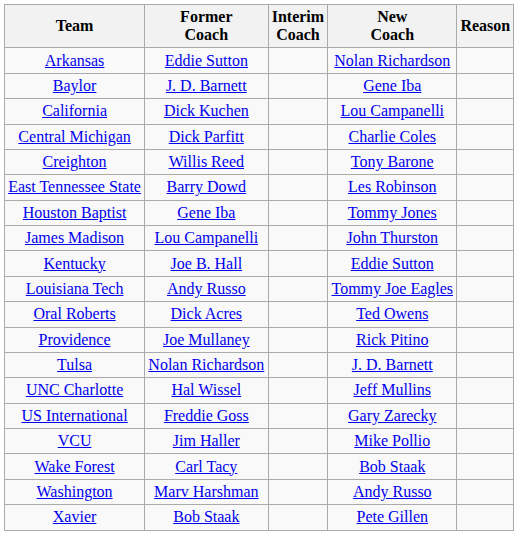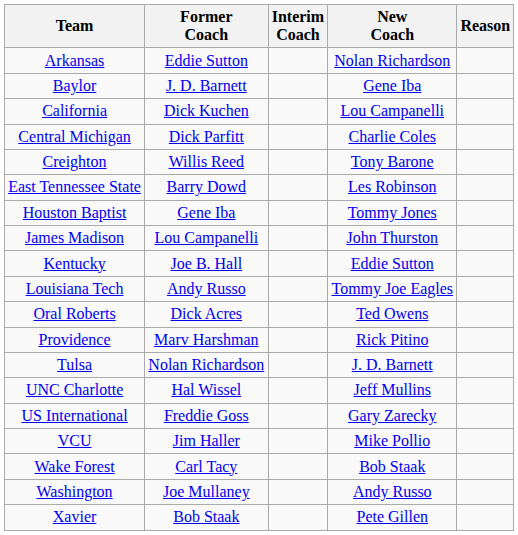(206, 339) Joe Mullaney -> (206, 339) Marv Harshman
(206, 491) Marv Harshman -> (206, 491) Joe Mullaney
